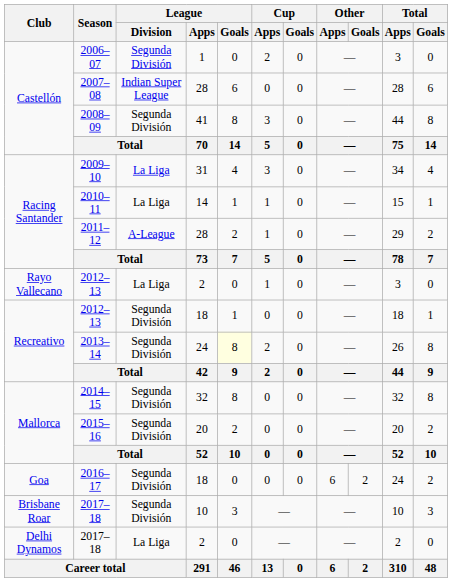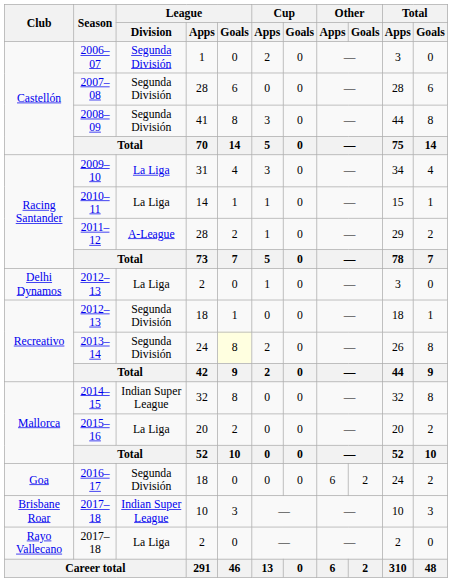(151, 89) Indian Super League -> (151, 89) Segunda División
(39, 284) Rayo Vallecano -> (39, 284) Delhi Dynamos
(151, 397) Segunda División -> (151, 397) Indian Super League
(151, 429) Segunda División -> (151, 429) La Liga
(151, 511) Segunda División -> (151, 511) Indian Super League
(39, 543) Delhi Dynamos -> (39, 543) Rayo Vallecano
